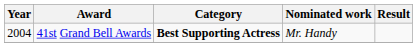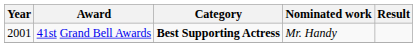(19, 33) 2004 -> (19, 33) 2001
